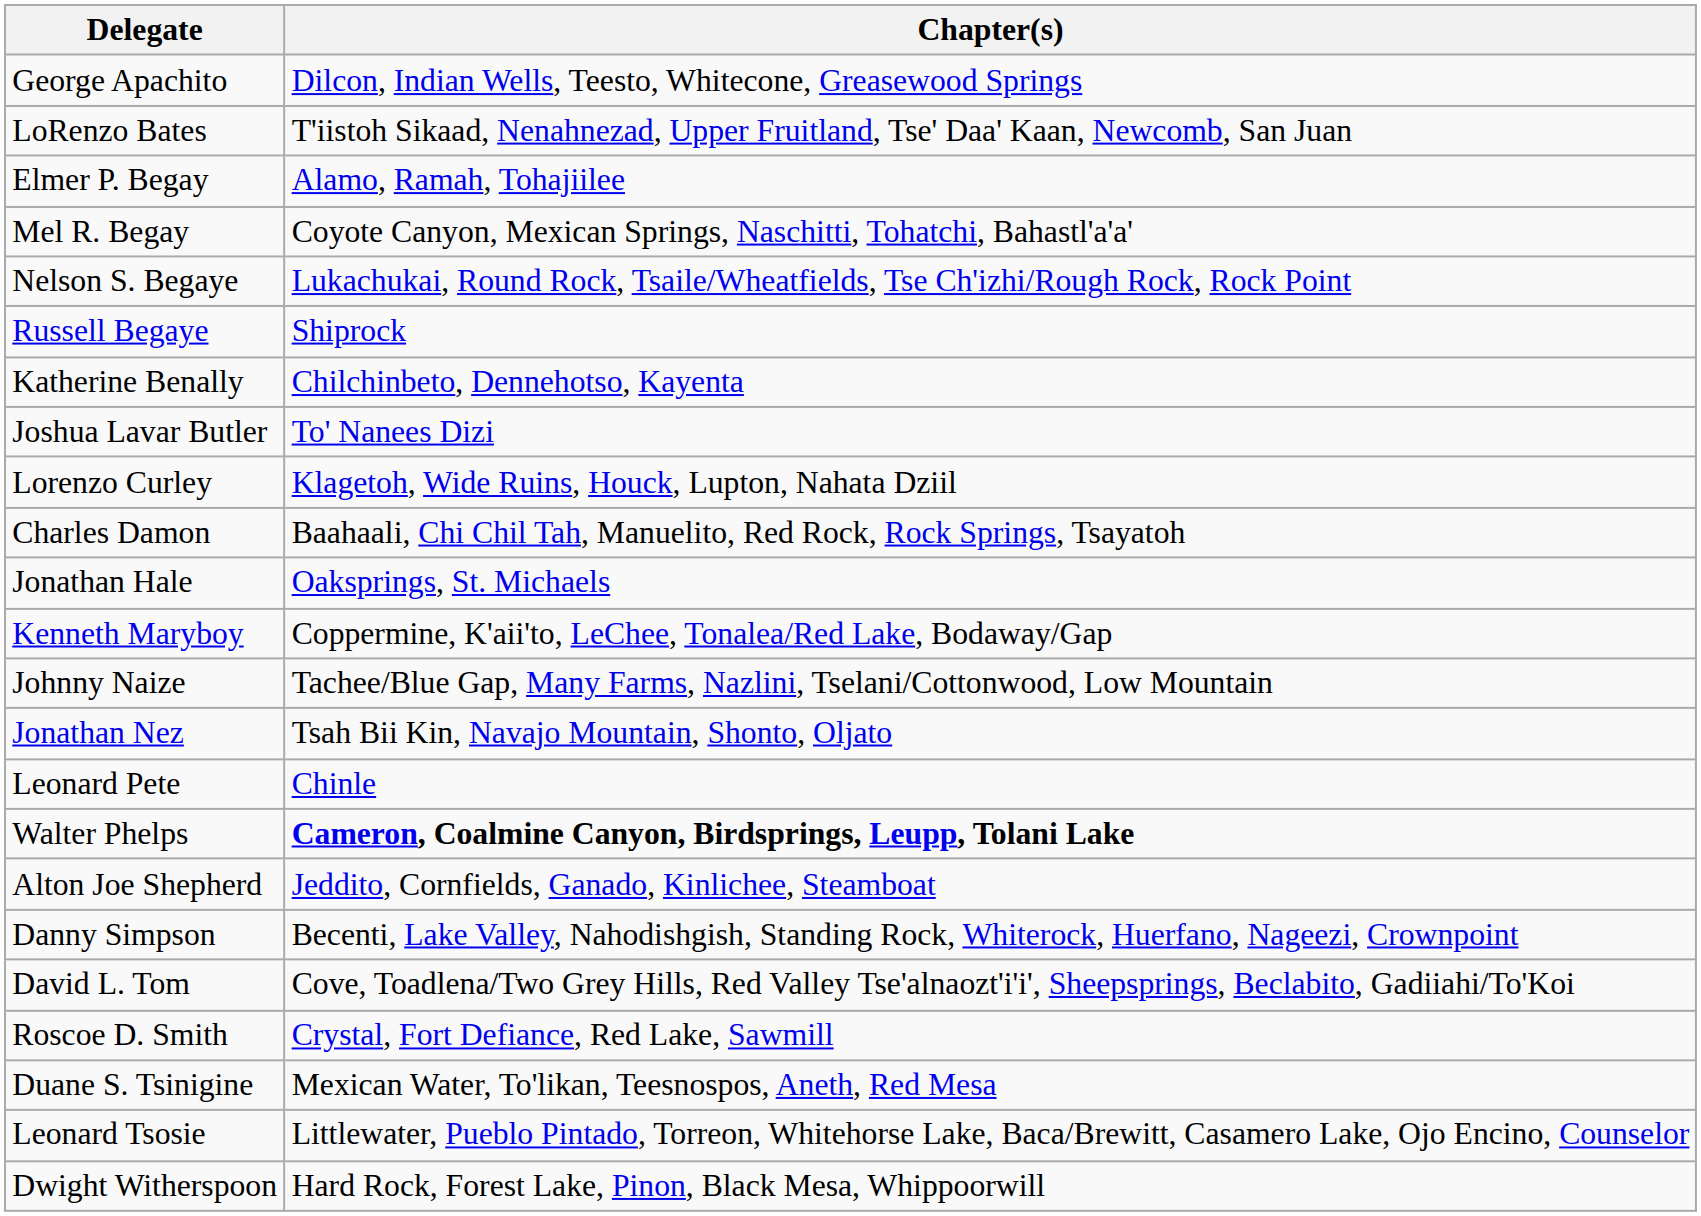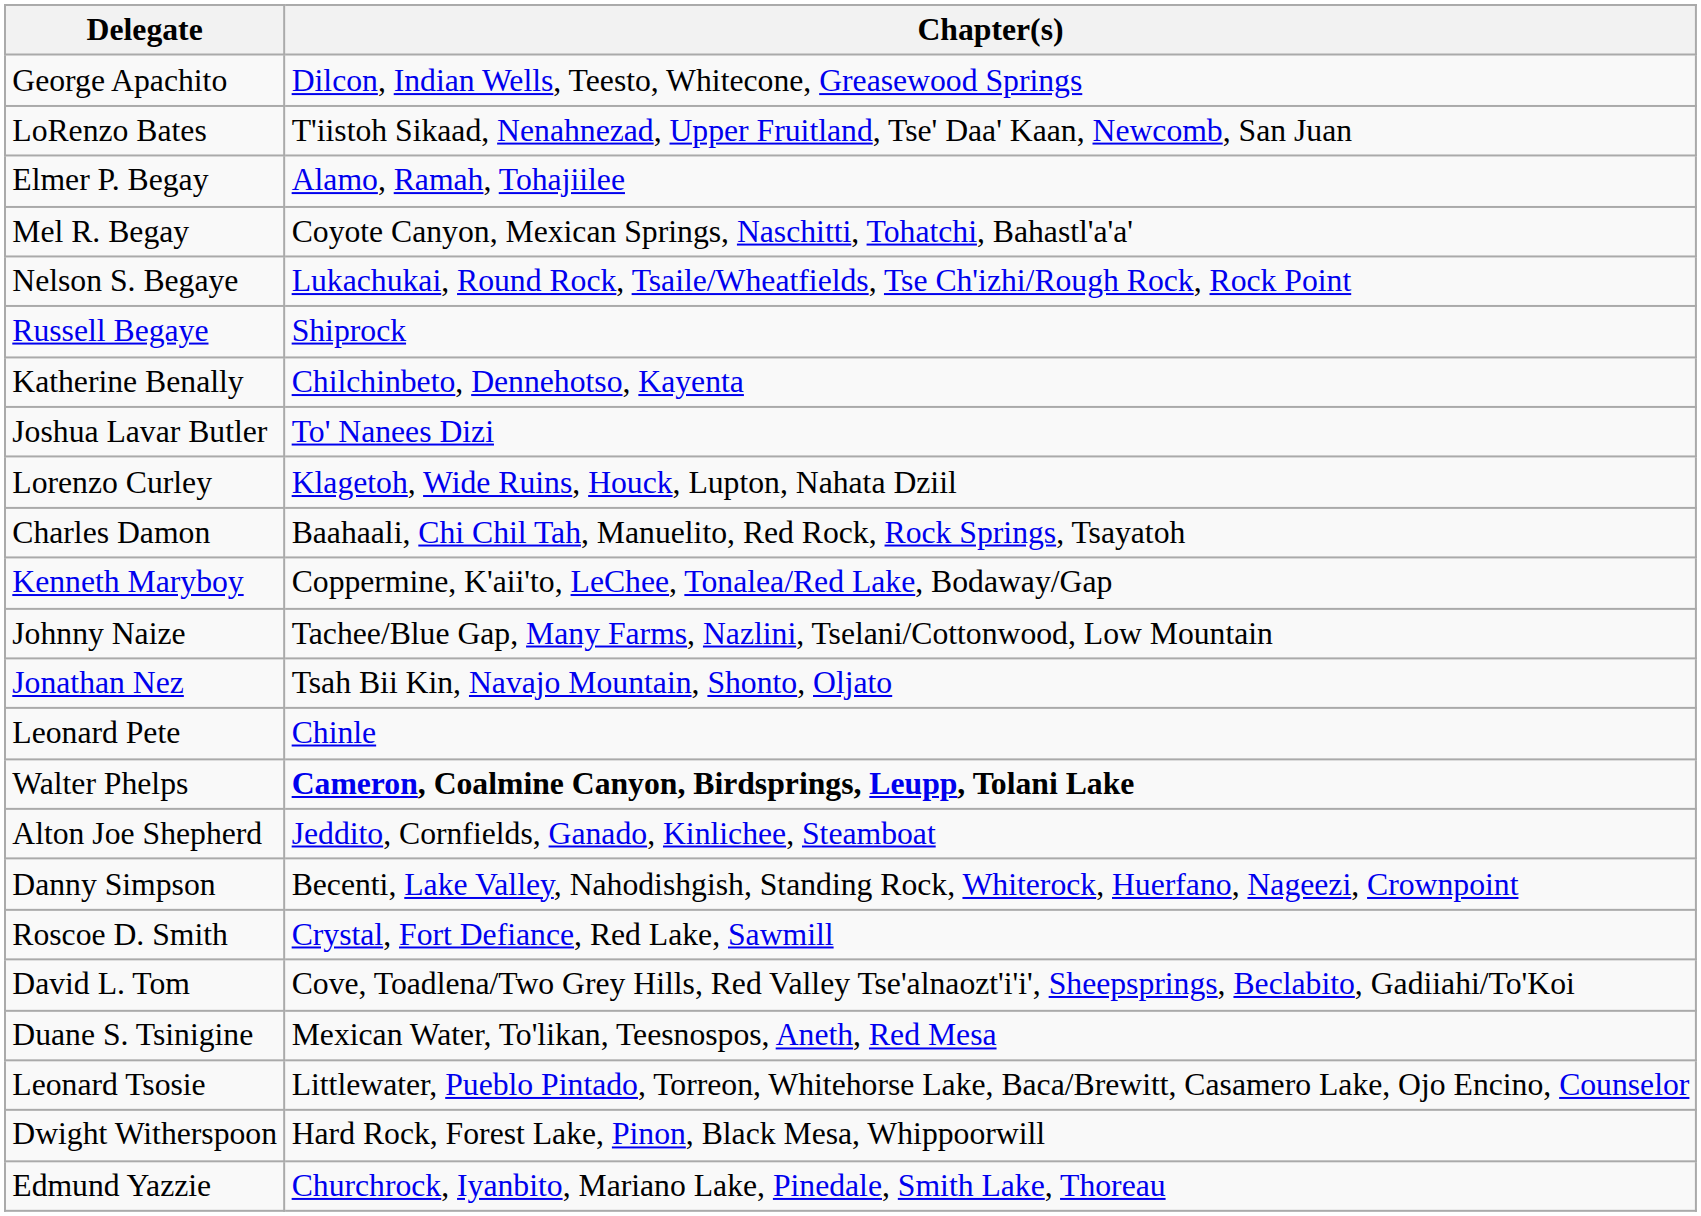- row: (102, 582)
rows swapped: (120, 1034) <-> (101, 984)
+ row: (112, 1185)
